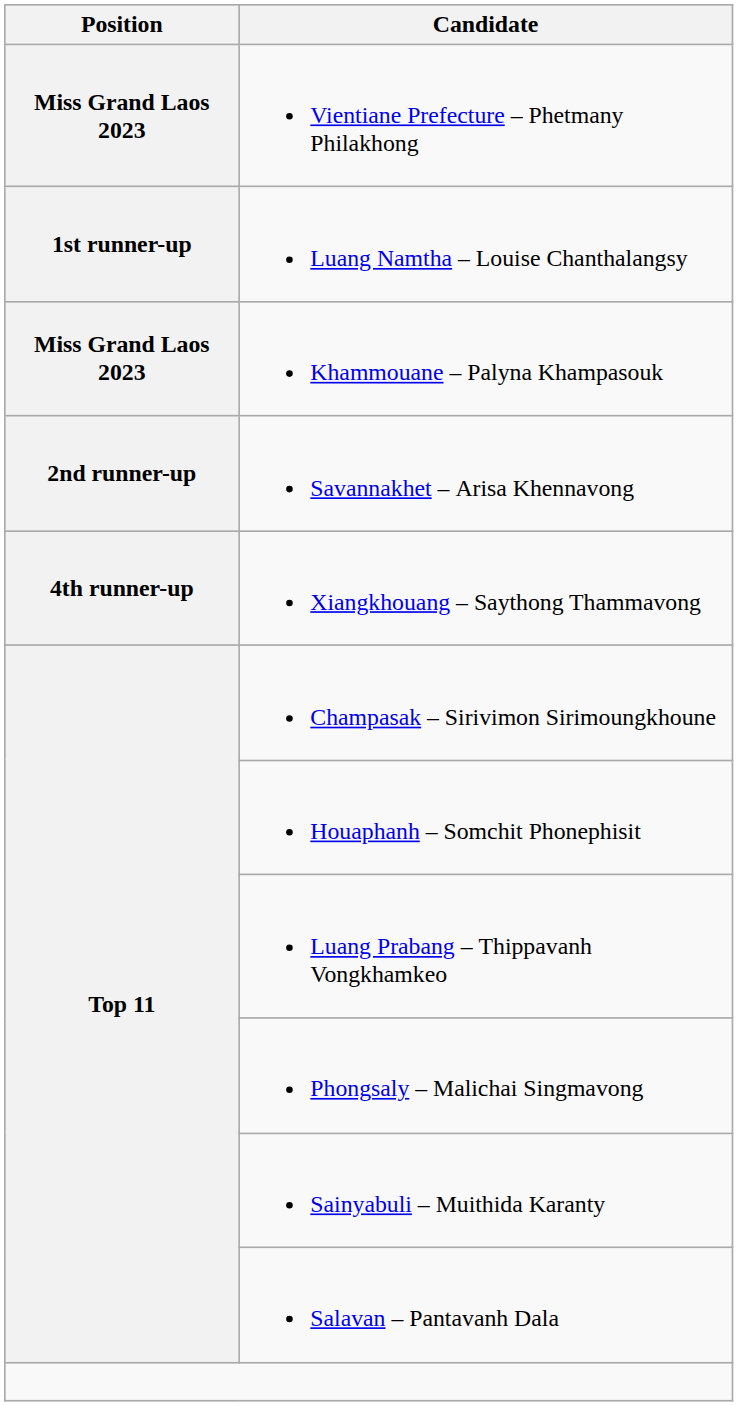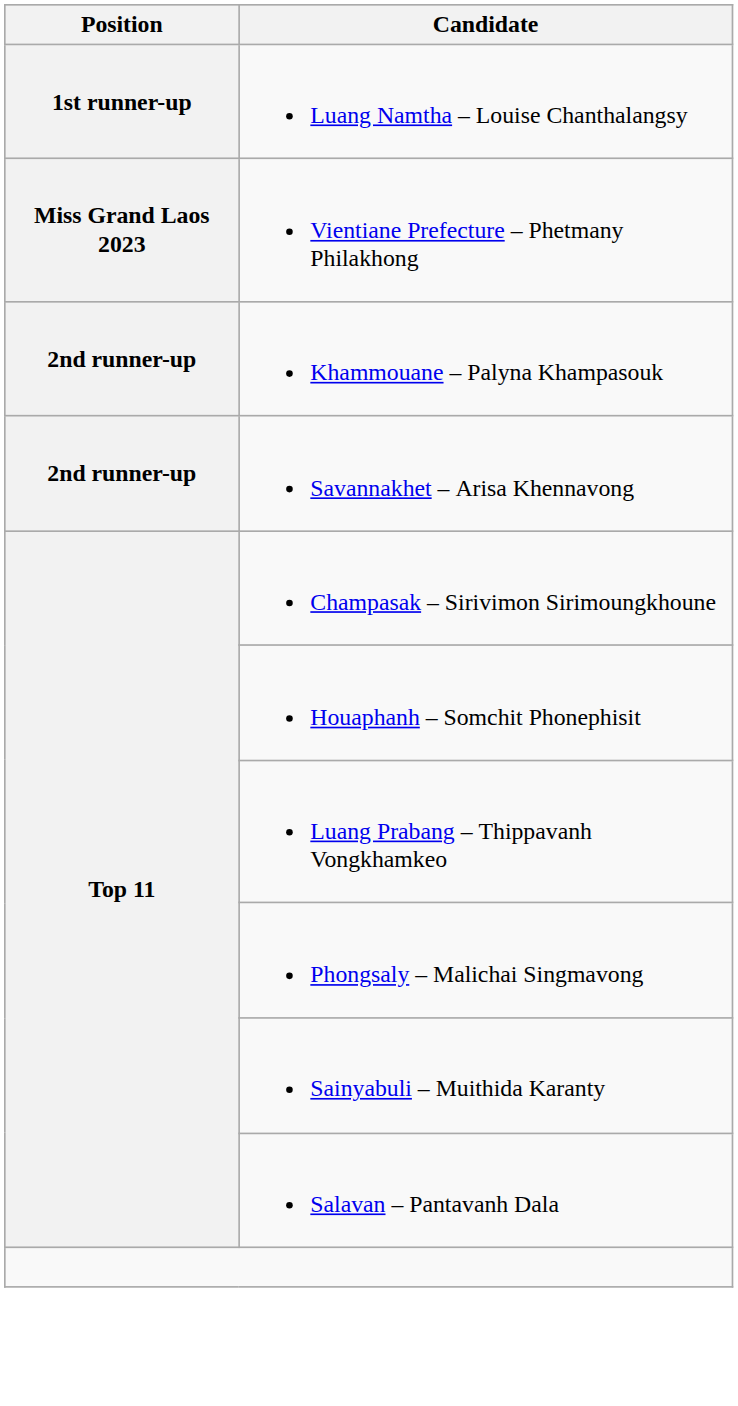rows swapped: (486, 130) <-> (486, 259)
(122, 358) Miss Grand Laos 2023 -> (122, 358) 2nd runner-up
- row: (486, 603)
